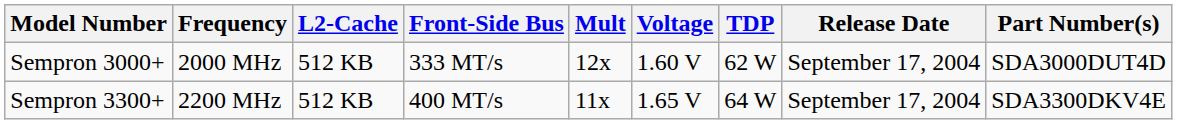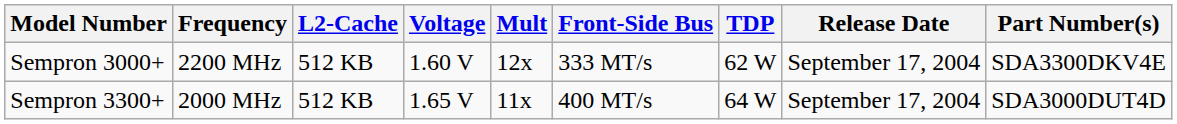columns swapped: (486, 23) <-> (675, 23)
(230, 61) 2000 MHz -> (230, 61) 2200 MHz
(1079, 61) SDA3000DUT4D -> (1079, 61) SDA3300DKV4E
(230, 99) 2200 MHz -> (230, 99) 2000 MHz
(1079, 99) SDA3300DKV4E -> (1079, 99) SDA3000DUT4D
